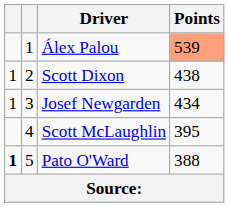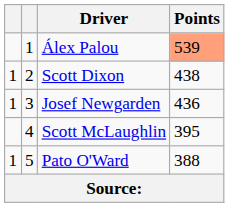(187, 103) 434 -> (187, 103) 436
(13, 160) bold -> (13, 160) normal
